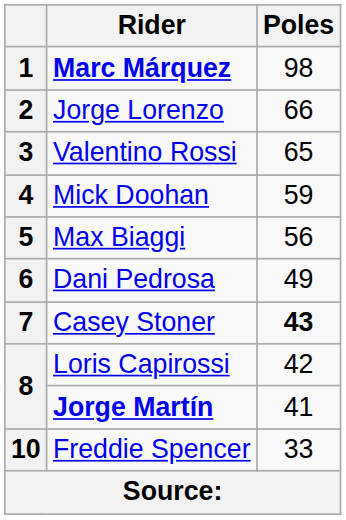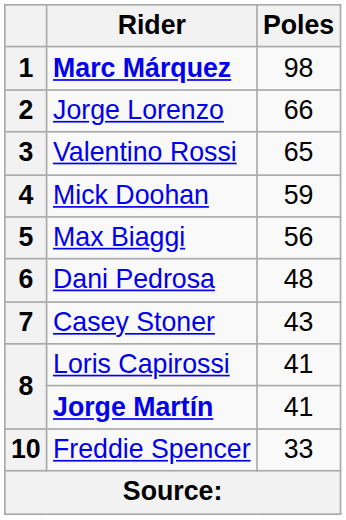(299, 279) 49 -> (299, 279) 48
(299, 322) bold -> (299, 322) normal
(299, 364) 42 -> (299, 364) 41
